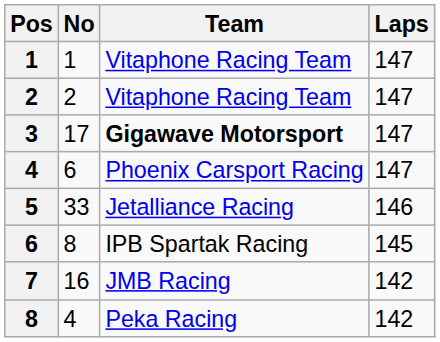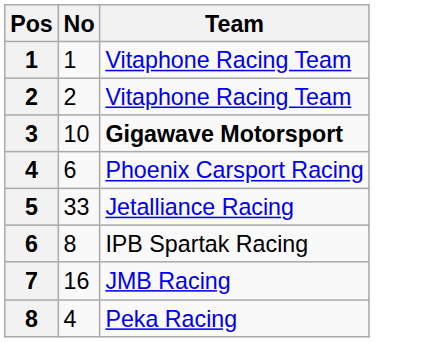- column: (402, 23)
(77, 134) 17 -> (77, 134) 10
